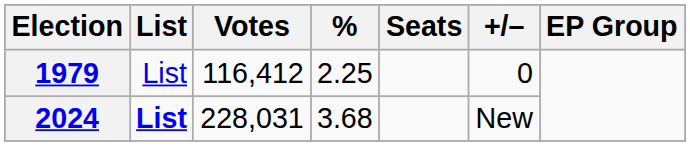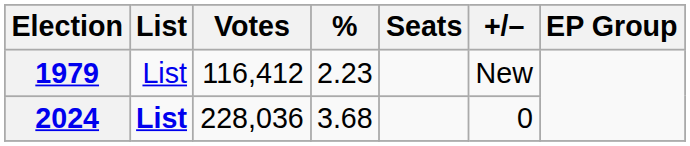(345, 72) 2.25 -> (345, 72) 2.23
(525, 72) 0 -> (504, 72) New
(252, 118) 228,031 -> (252, 118) 228,036
(504, 118) New -> (525, 118) 0
